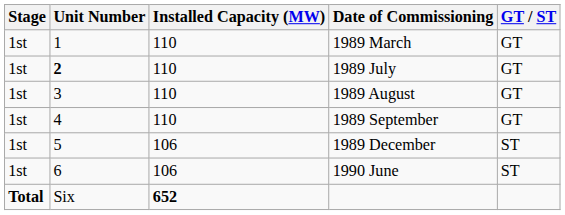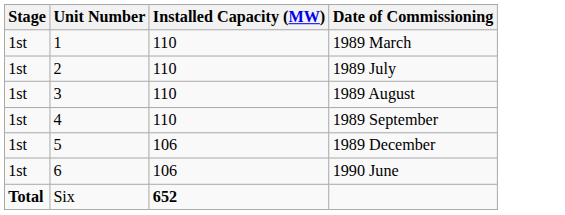- column: (529, 17)
(57, 68) bold -> (57, 68) normal
